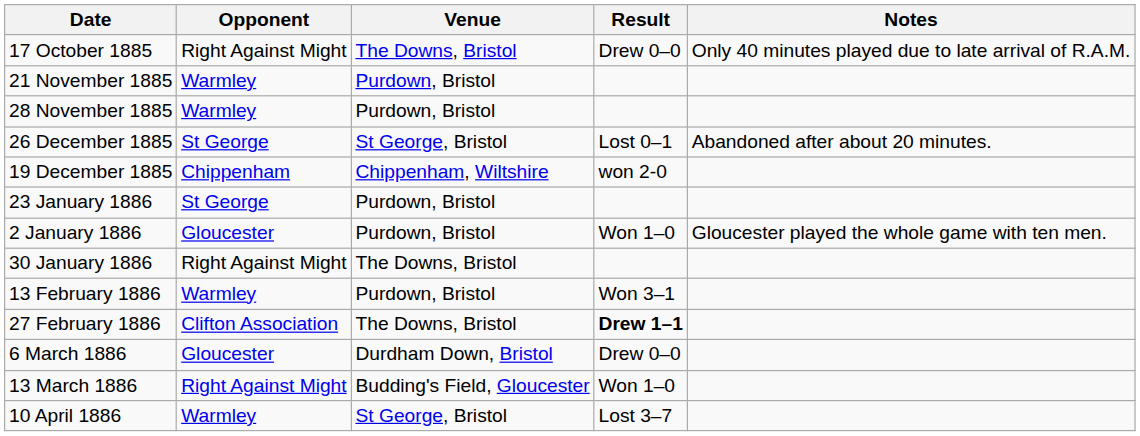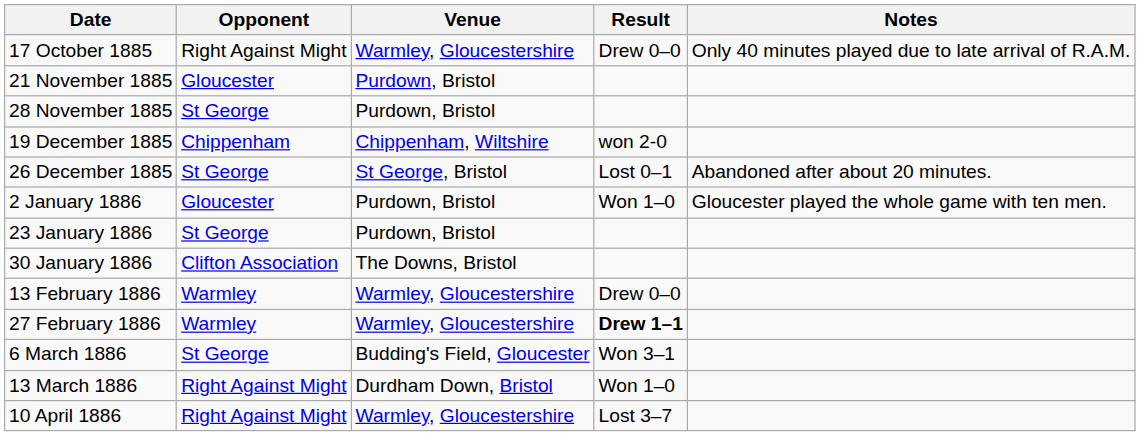(436, 50) The Downs, Bristol -> (465, 50) Warmley, Gloucestershire
(219, 80) Warmley -> (228, 80) Gloucester
(219, 111) Warmley -> (225, 111) St George
rows swapped: (91, 171) <-> (91, 141)
rows swapped: (75, 232) <-> (81, 202)
(264, 263) Right Against Might -> (260, 263) Clifton Association
(425, 293) Purdown, Bristol -> (465, 293) Warmley, Gloucestershire
(637, 293) Won 3–1 -> (640, 293) Drew 0–0
(260, 324) Clifton Association -> (219, 324) Warmley
(436, 324) The Downs, Bristol -> (465, 324) Warmley, Gloucestershire
(228, 354) Gloucester -> (225, 354) St George
(454, 354) Durdham Down, Bristol -> (473, 354) Budding's Field, Gloucester
(640, 354) Drew 0–0 -> (637, 354) Won 3–1
(473, 385) Budding's Field, Gloucester -> (454, 385) Durdham Down, Bristol
(219, 415) Warmley -> (264, 415) Right Against Might
(431, 415) St George, Bristol -> (465, 415) Warmley, Gloucestershire
